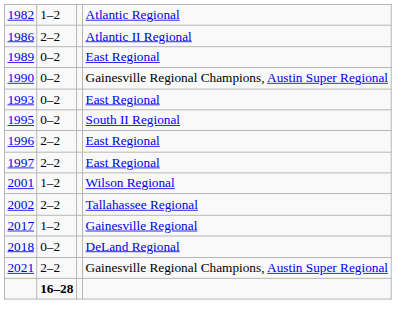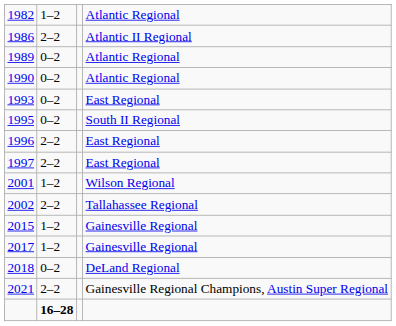(123, 57) East Regional -> (133, 57) Atlantic Regional
(237, 78) Gainesville Regional Champions, Austin Super Regional -> (133, 78) Atlantic Regional
+ row: (21, 225)
